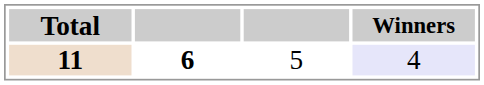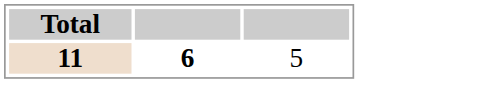- column: (414, 25)
